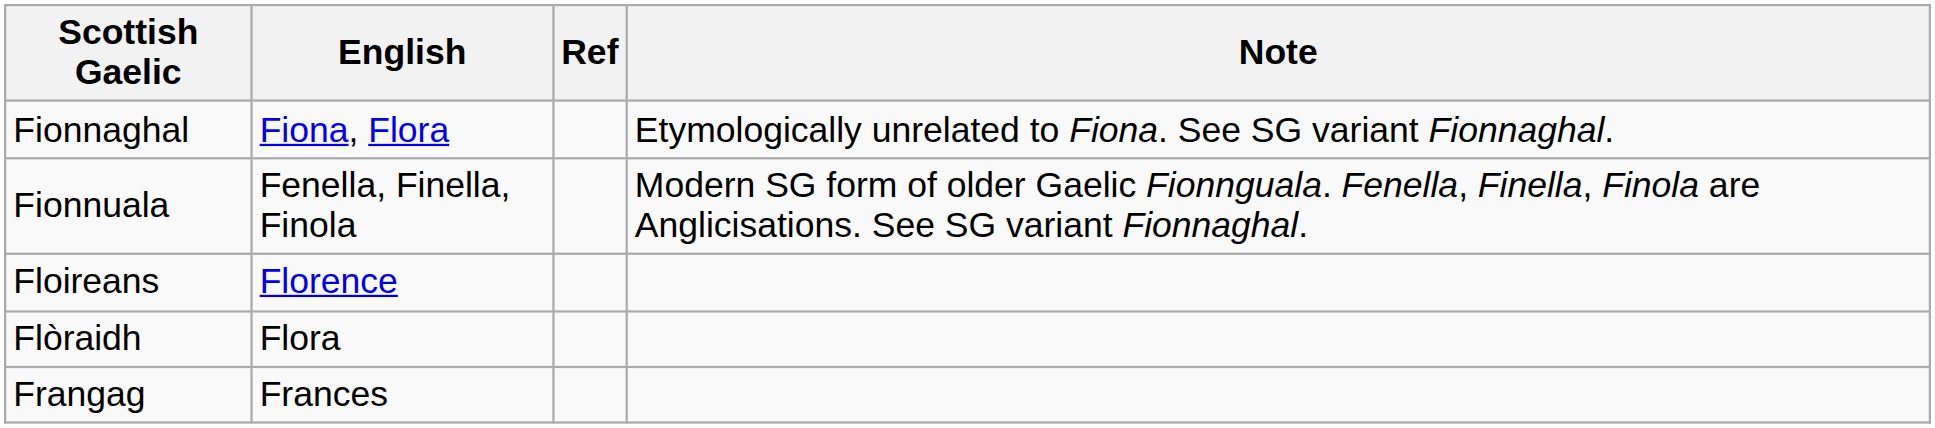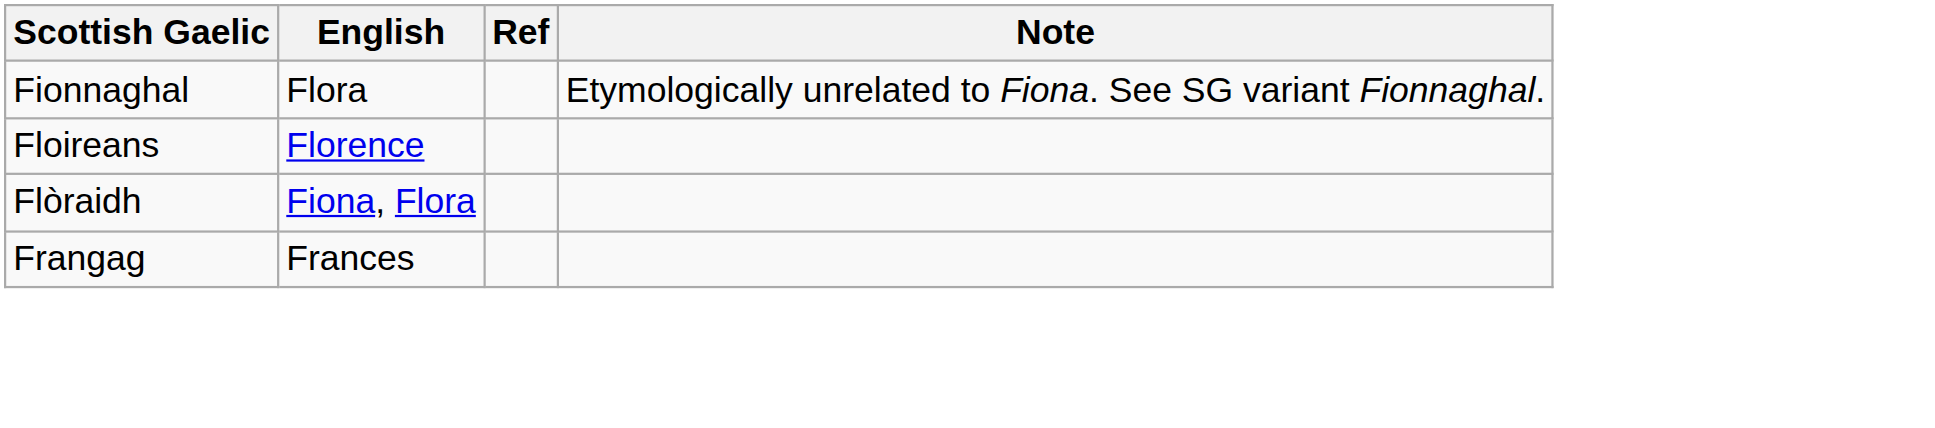(354, 128) Fiona, Flora -> (327, 88) Flora
- row: (91, 205)
(300, 337) Flora -> (381, 201) Fiona, Flora
